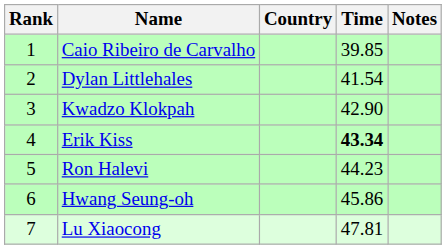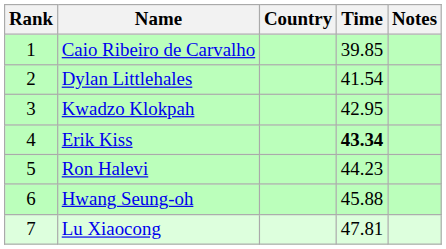(362, 109) 42.90 -> (362, 109) 42.95
(362, 199) 45.86 -> (362, 199) 45.88
